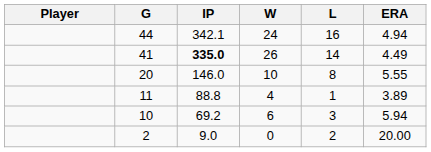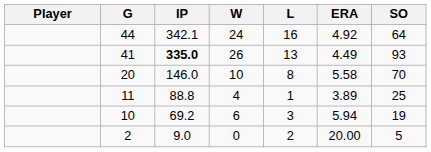+ column: (399, 14)
(395, 34) 4.94 -> (345, 34) 4.92
(333, 55) 14 -> (290, 55) 13
(395, 75) 5.55 -> (345, 75) 5.58
